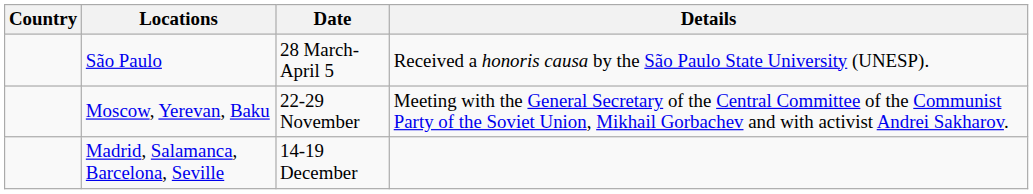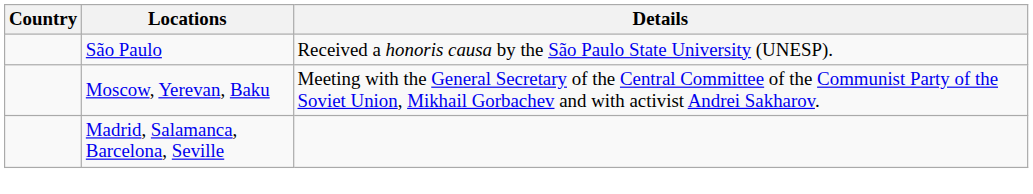- column: (332, 19)
